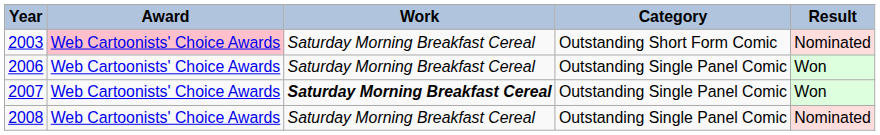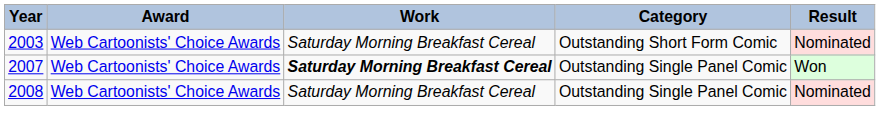(165, 42) pink background -> (165, 42) no background
- row: (26, 67)
